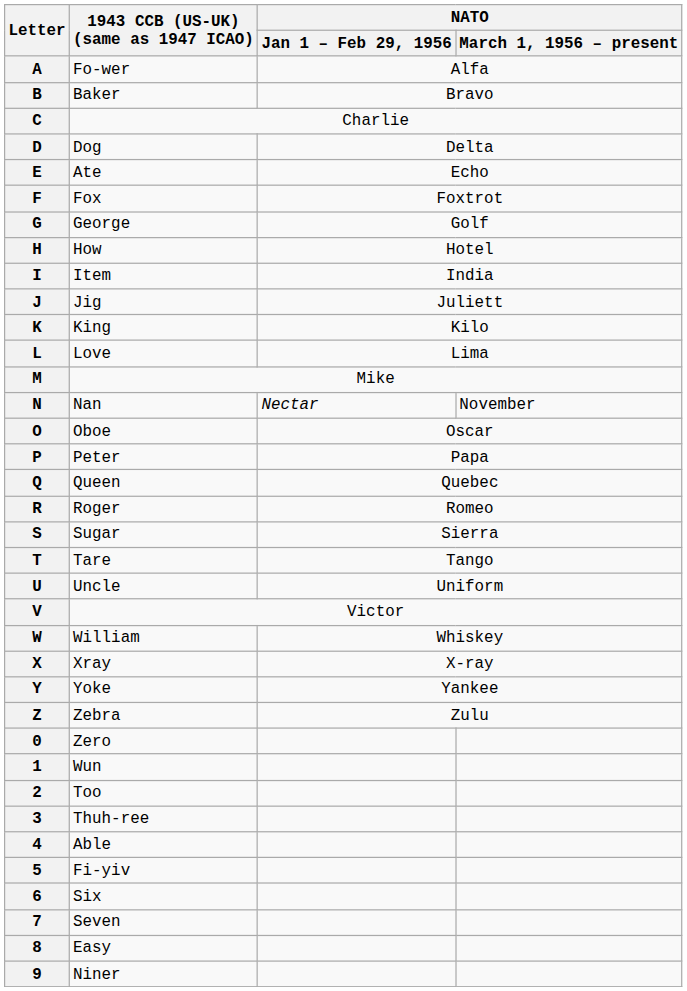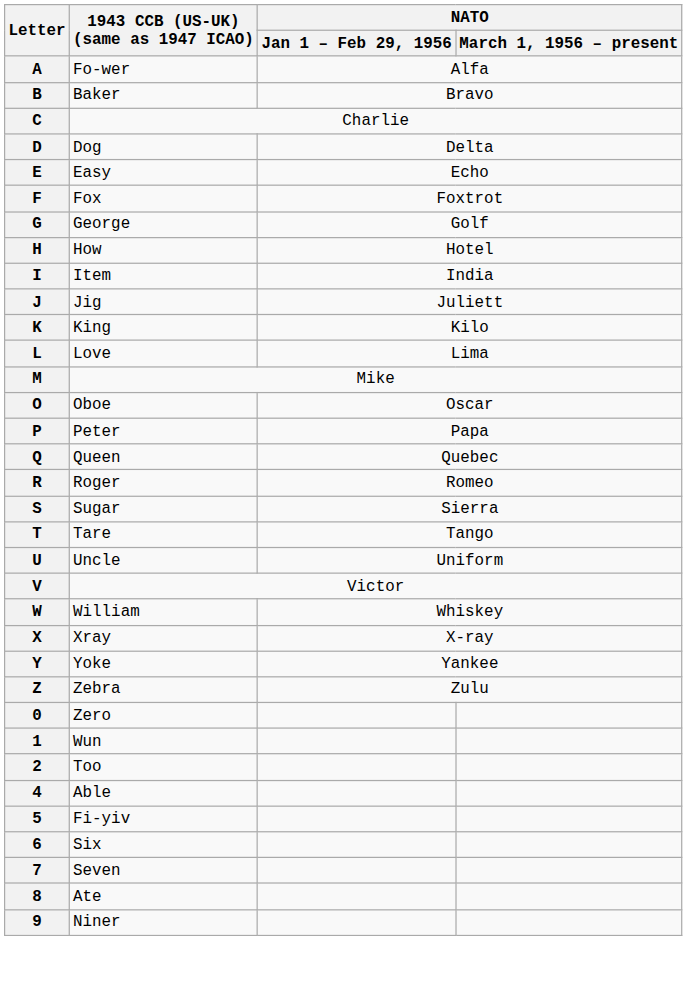(87, 173) Ate -> (92, 173) Easy
- row: (37, 405)
- row: (37, 819)
(92, 948) Easy -> (87, 896) Ate
